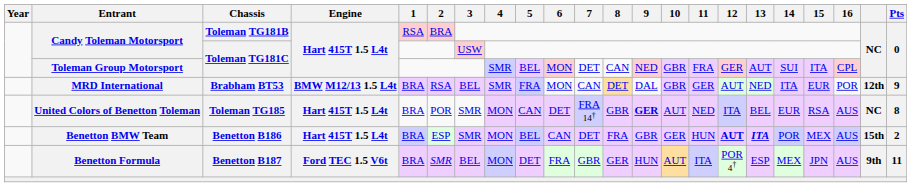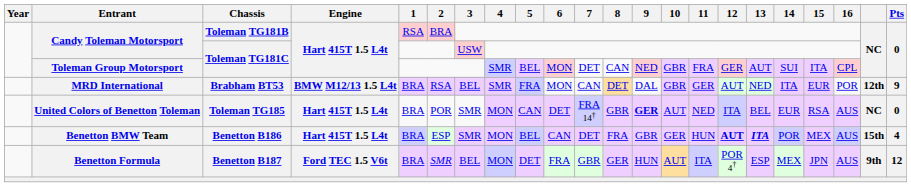(897, 110) 8 -> (897, 110) 0
(897, 135) 2 -> (897, 135) 4
(897, 160) 11 -> (897, 160) 12
